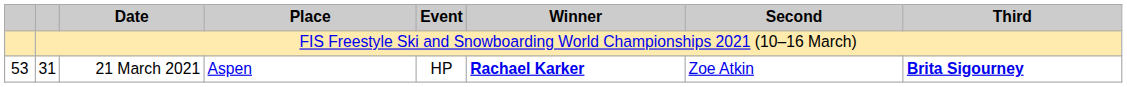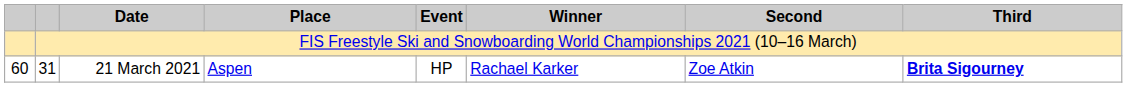(20, 68) 53 -> (20, 68) 60
(527, 68) bold -> (524, 68) normal
